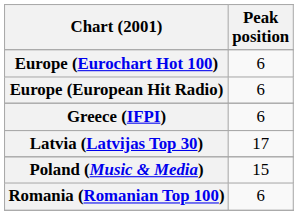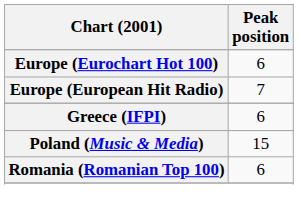(261, 90) 6 -> (261, 90) 7
- row: (116, 143)
